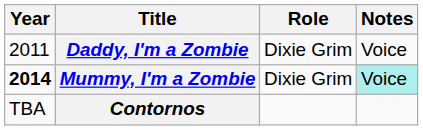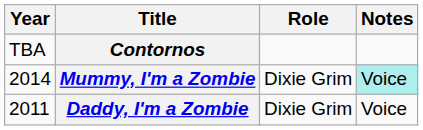rows swapped: (158, 49) <-> (158, 109)
(30, 79) bold -> (30, 79) normal
